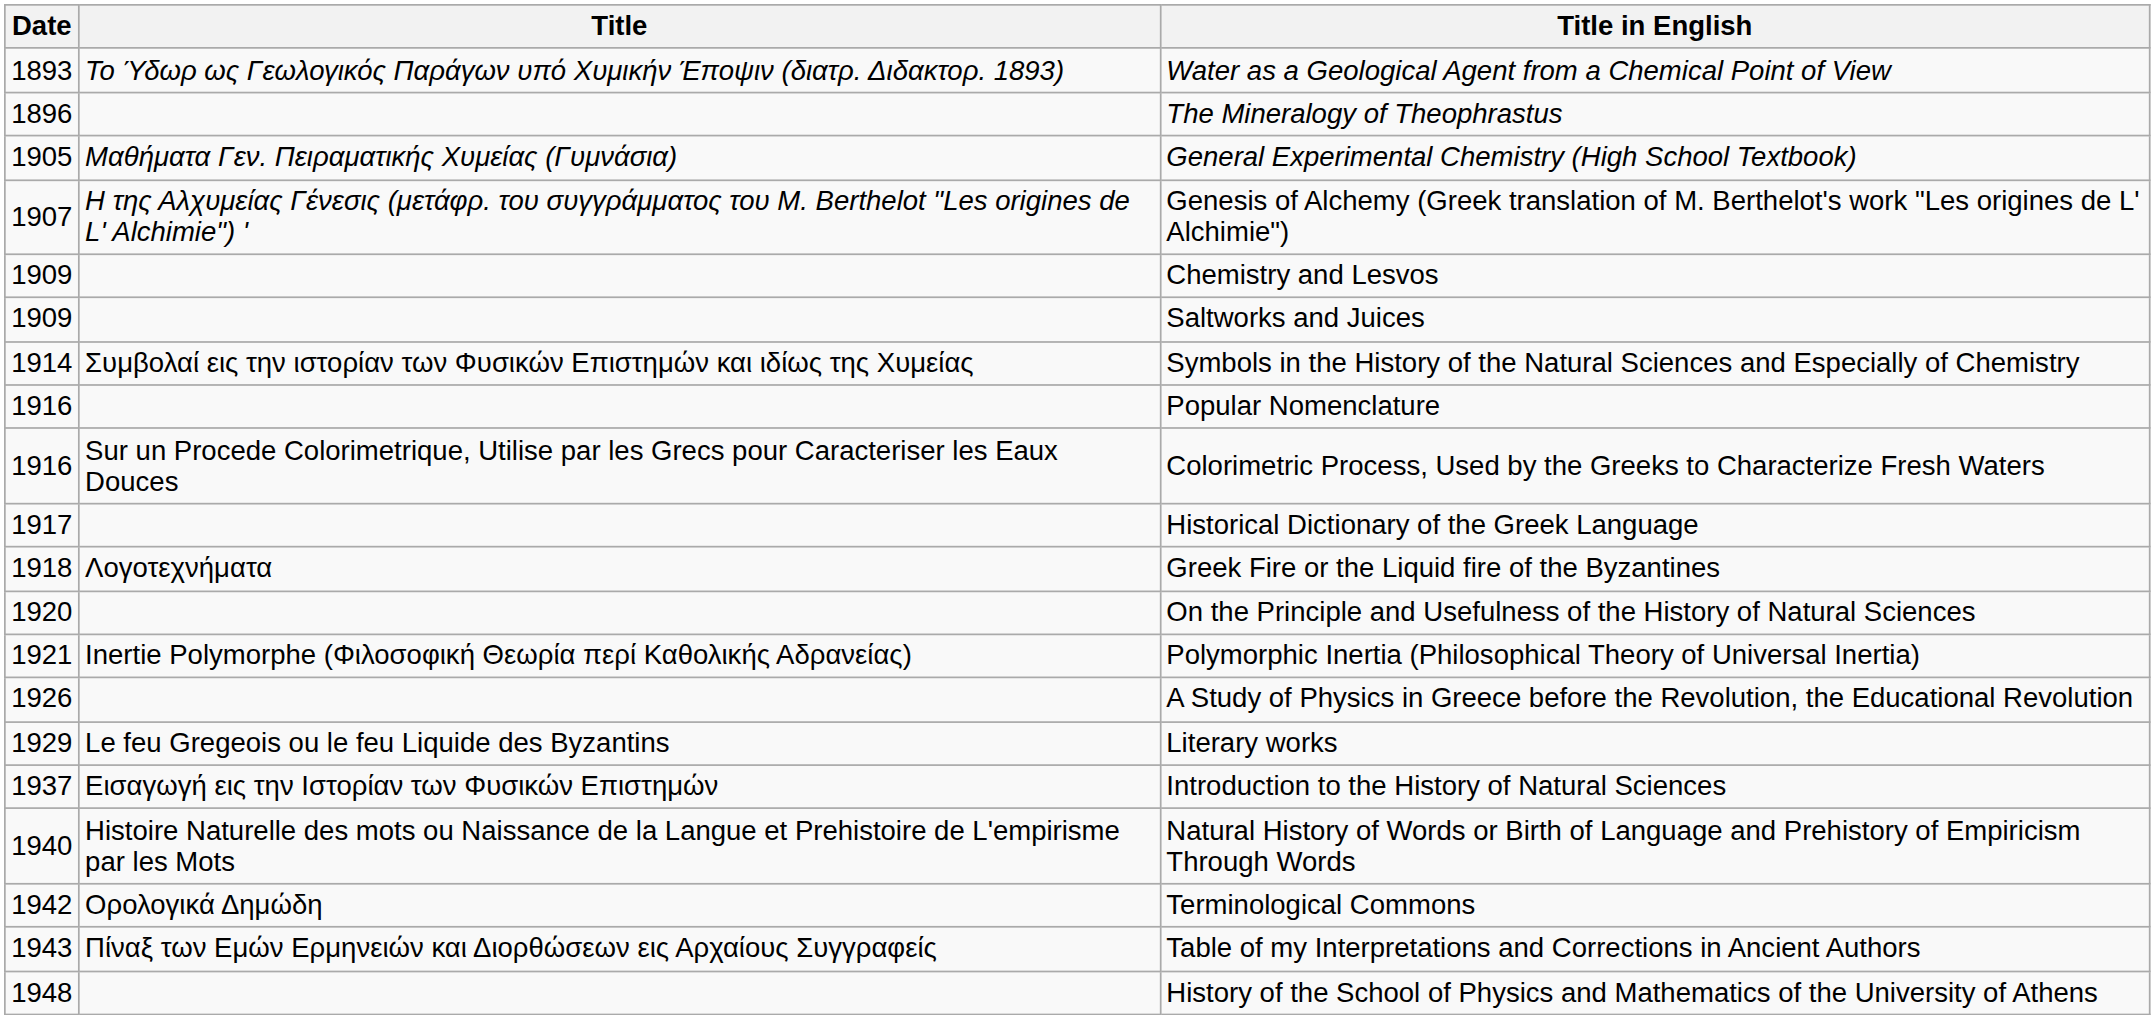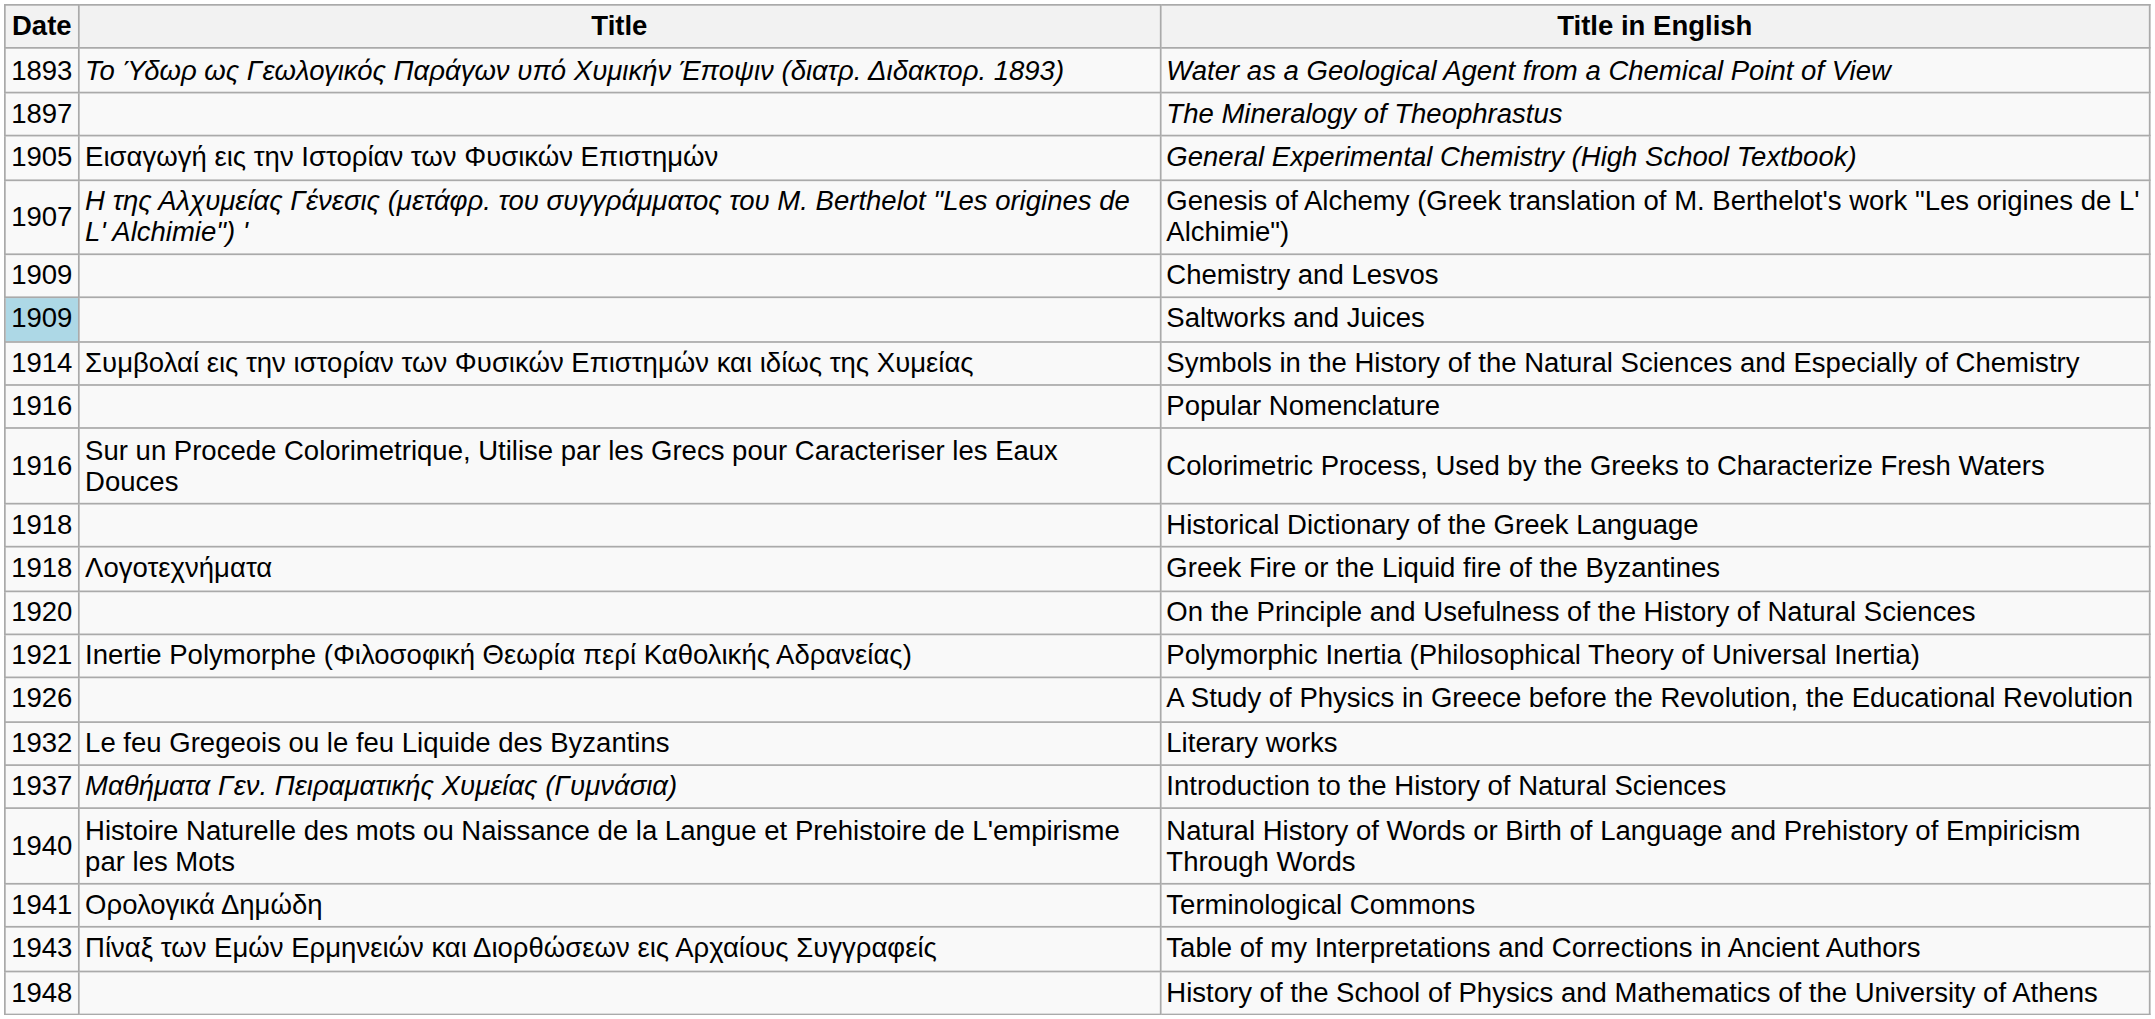(42, 113) 1896 -> (42, 113) 1897
(381, 157) Μαθήματα Γεν. Πειραματικής Χυμείας (Γυμνάσια) -> (402, 157) Εισαγωγή εις την Ιστορίαν των Φυσικών Επιστημών
(42, 319) no background -> (42, 319) lightblue background
(42, 524) 1917 -> (42, 524) 1918
(42, 742) 1929 -> (42, 742) 1932
(402, 786) Εισαγωγή εις την Ιστορίαν των Φυσικών Επιστημών -> (381, 786) Μαθήματα Γεν. Πειραματικής Χυμείας (Γυμνάσια)
(42, 904) 1942 -> (42, 904) 1941
